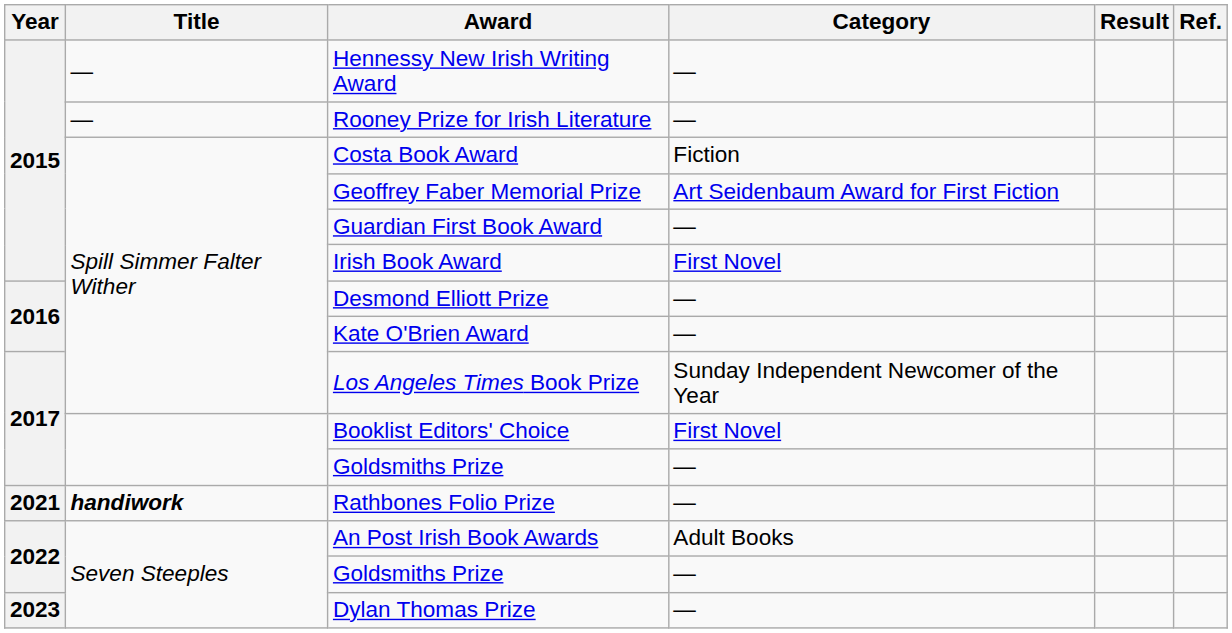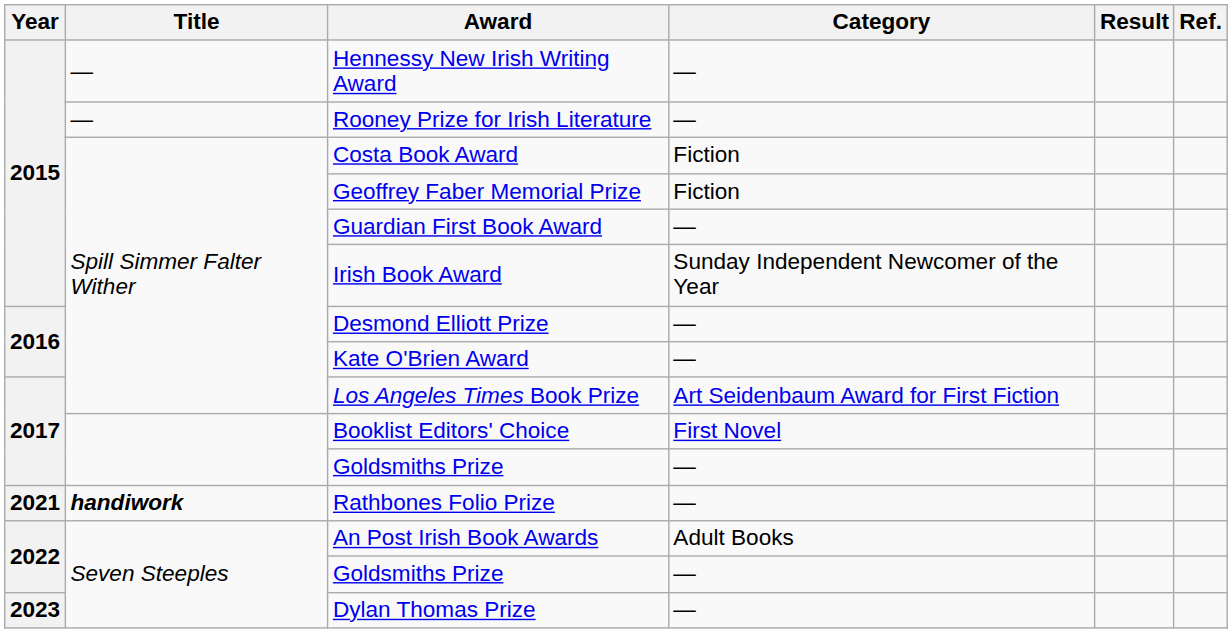(866, 190) Art Seidenbaum Award for First Fiction -> (707, 190) Fiction
(727, 262) First Novel -> (866, 275) Sunday Independent Newcomer of the Year
(866, 382) Sunday Independent Newcomer of the Year -> (866, 395) Art Seidenbaum Award for First Fiction
